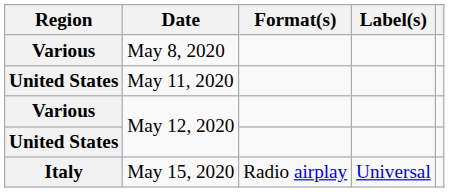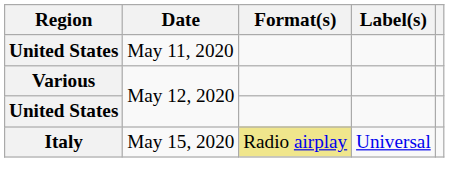- row: (64, 50)
(295, 171) no background -> (295, 141) khaki background
